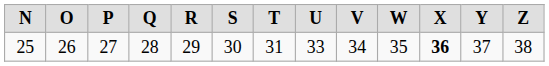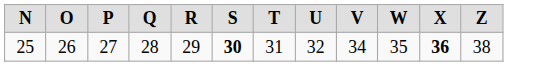- column: (482, 18)
(233, 46) normal -> (233, 46) bold
(316, 46) 33 -> (316, 46) 32
